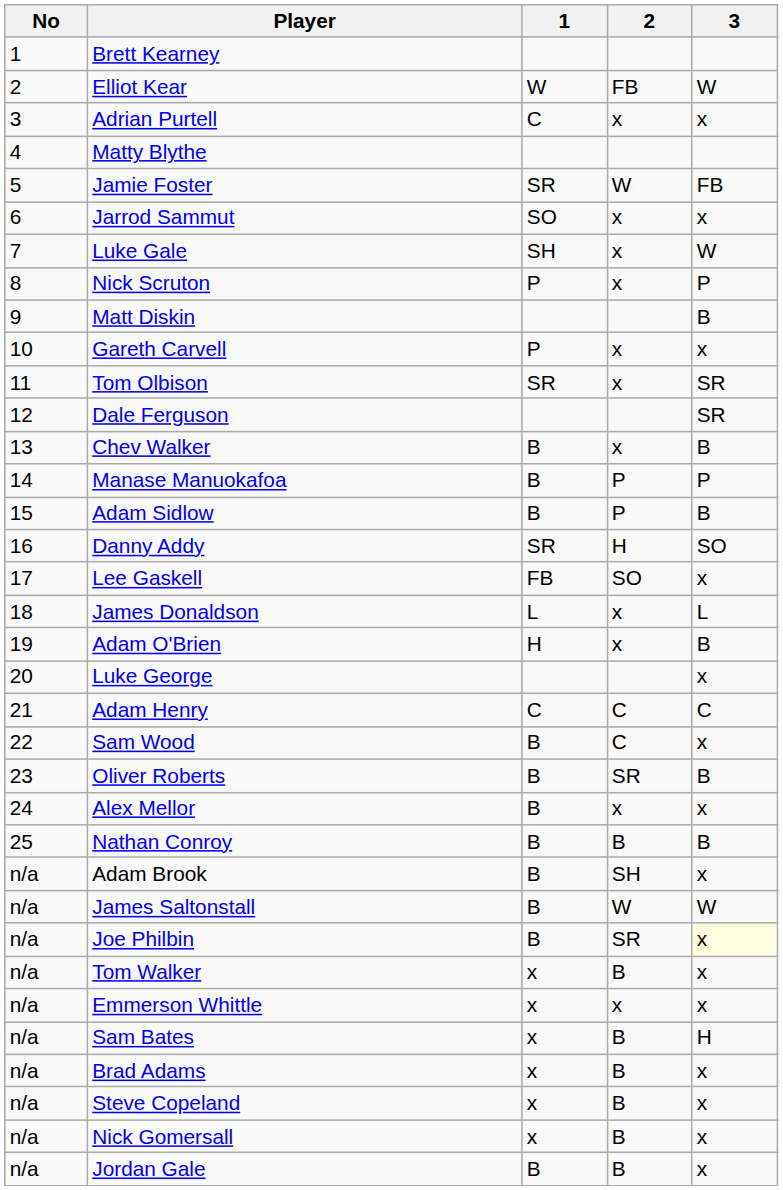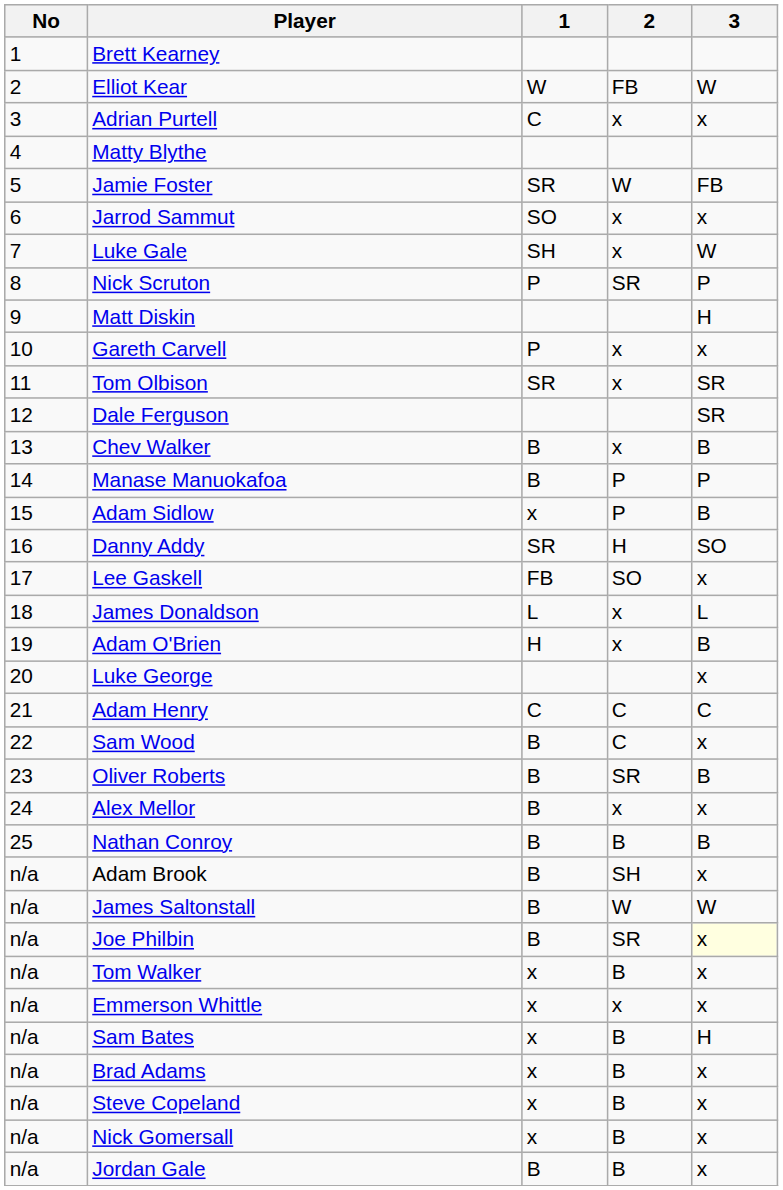(617, 283) x -> (626, 283) SR
(704, 316) B -> (704, 316) H
(534, 513) B -> (532, 513) x
